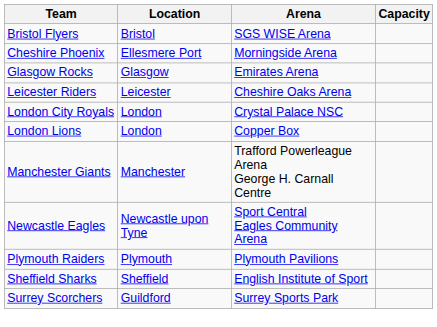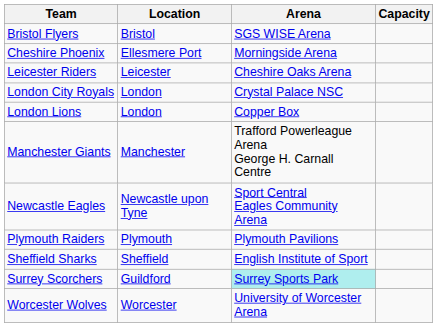- row: (50, 72)
(286, 298) no background -> (286, 278) paleturquoise background
+ row: (57, 305)
